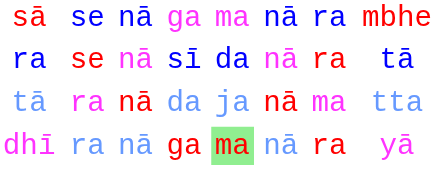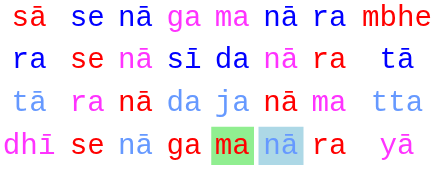(87, 146) ra -> (87, 146) se
(281, 146) no background -> (281, 146) lightblue background
